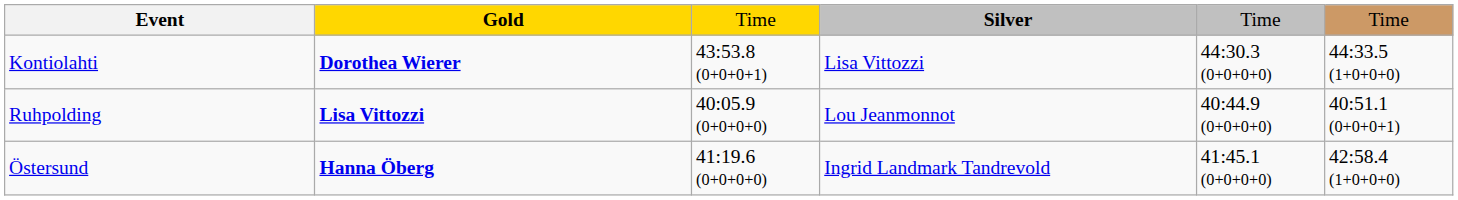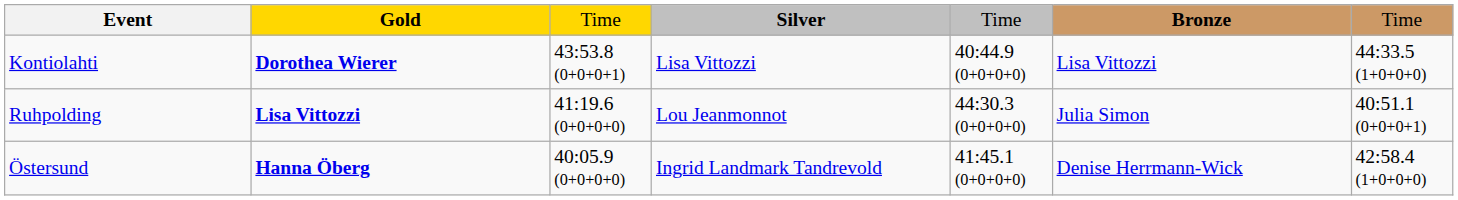+ column: (1202, 19)
(1236, 61) 44:30.3 (0+0+0+0) -> (990, 61) 40:44.9 (0+0+0+0)
(732, 114) 40:05.9 (0+0+0+0) -> (590, 114) 41:19.6 (0+0+0+0)
(1236, 114) 40:44.9 (0+0+0+0) -> (990, 114) 44:30.3 (0+0+0+0)
(732, 167) 41:19.6 (0+0+0+0) -> (590, 167) 40:05.9 (0+0+0+0)
